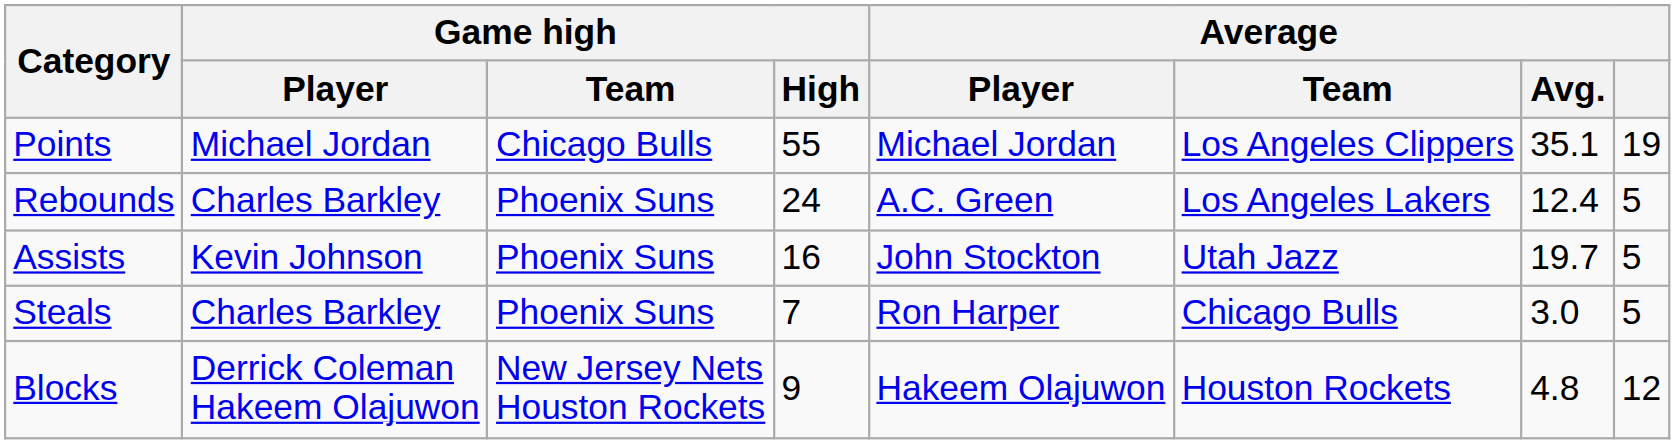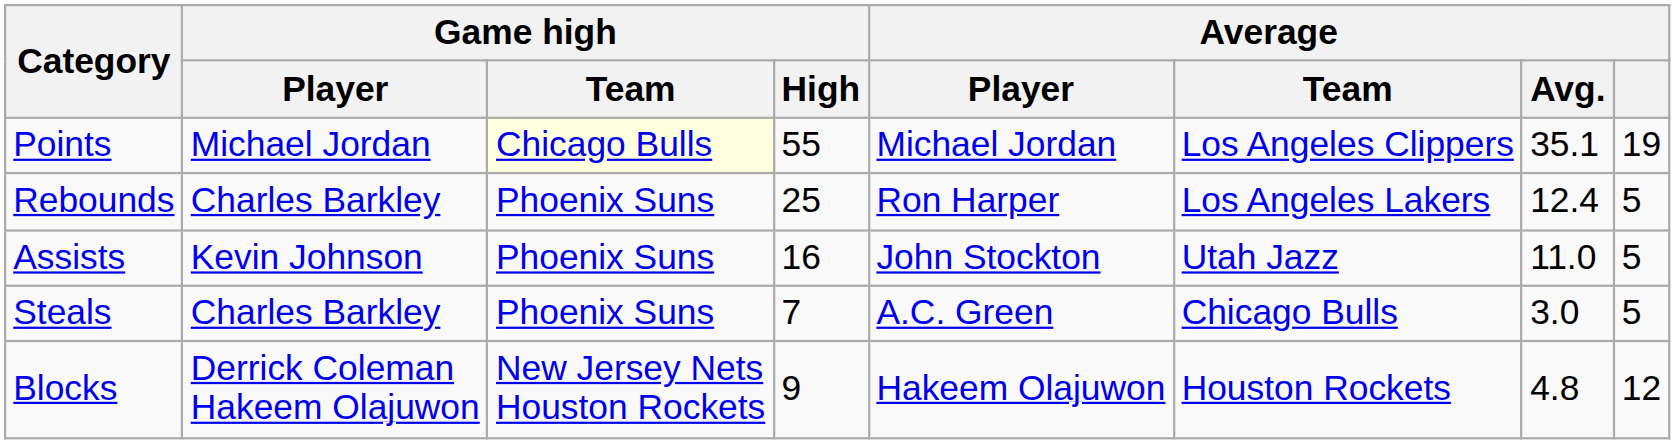(604, 144) no background -> (604, 144) lightyellow background
(801, 200) 24 -> (801, 200) 25
(965, 200) A.C. Green -> (968, 200) Ron Harper
(1565, 256) 19.7 -> (1563, 256) 11.0
(968, 312) Ron Harper -> (965, 312) A.C. Green
